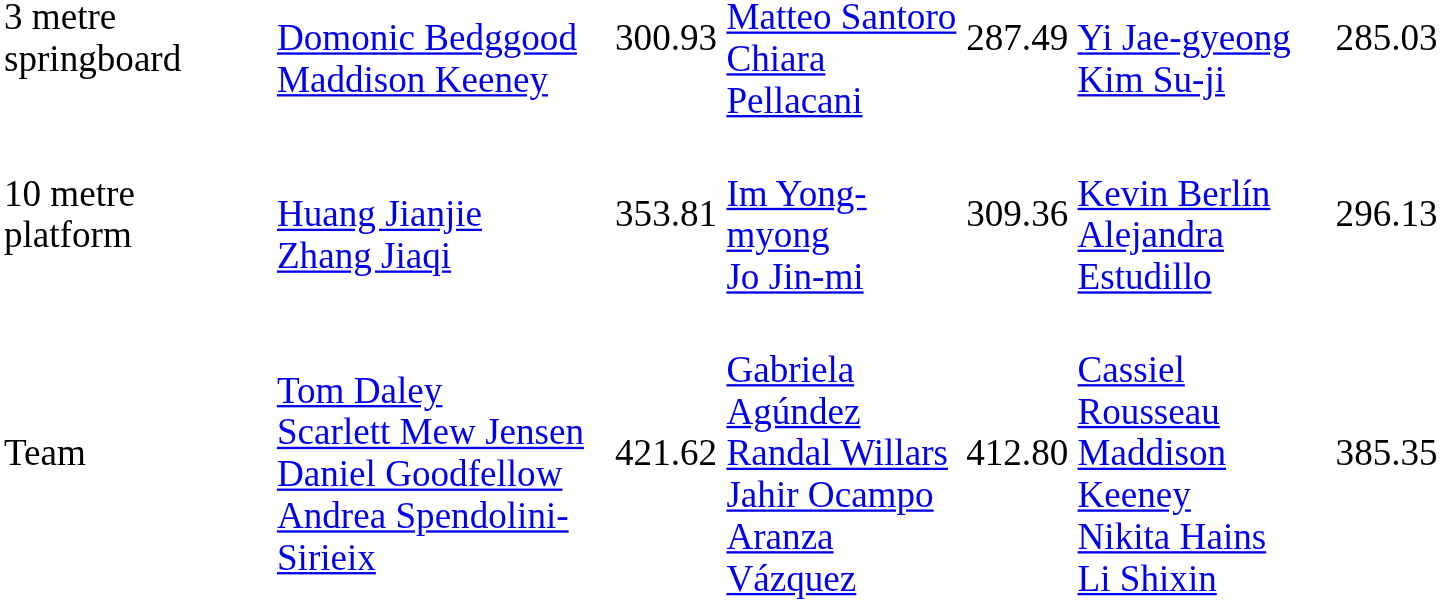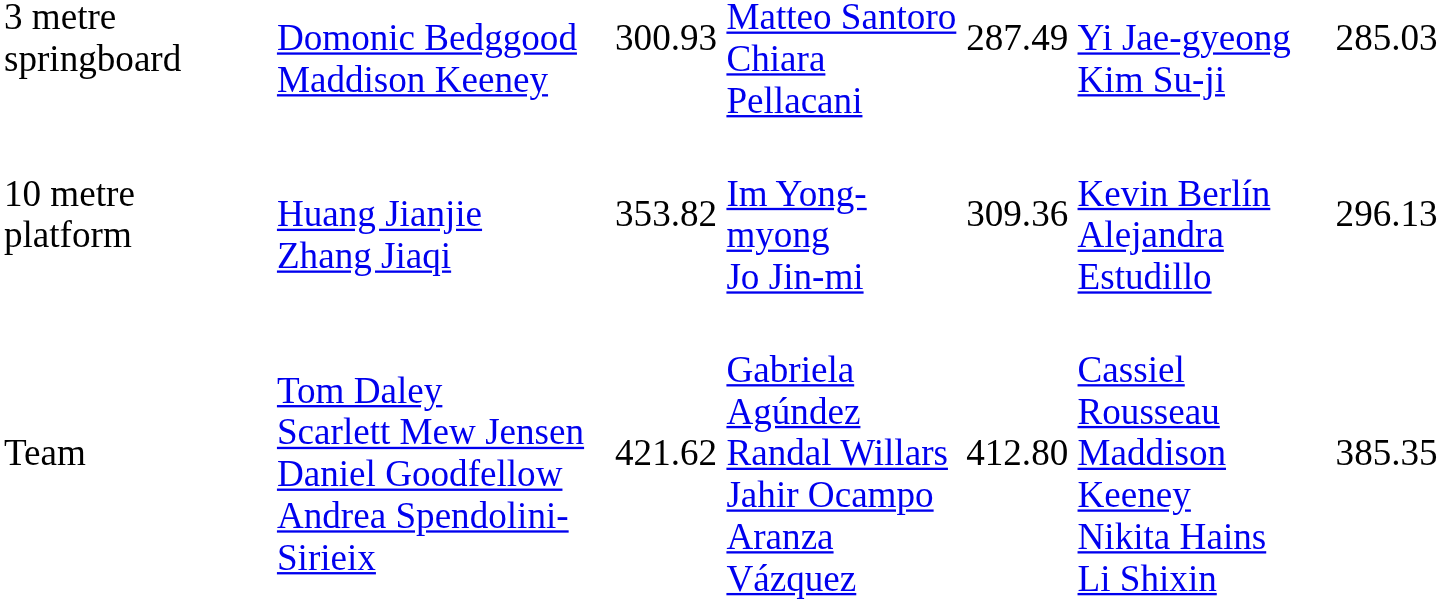(666, 214) 353.81 -> (666, 214) 353.82
